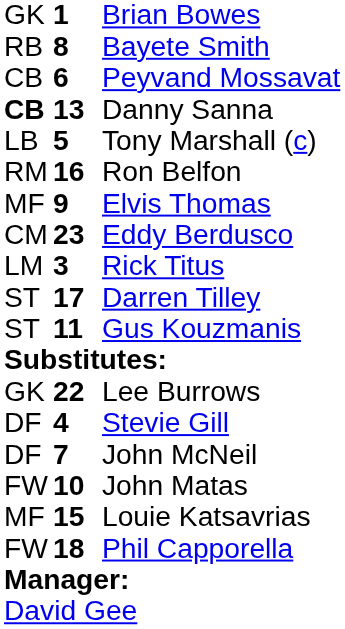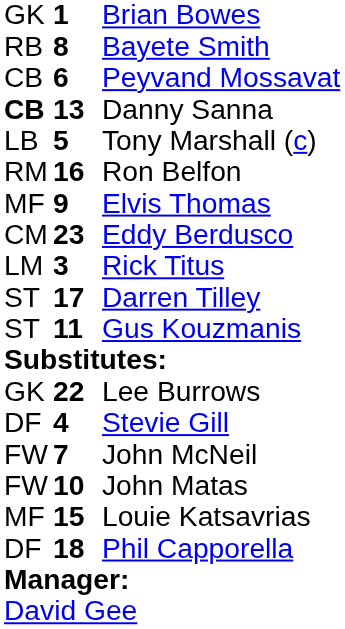(23, 454) DF -> (26, 454) FW
(26, 548) FW -> (23, 548) DF
